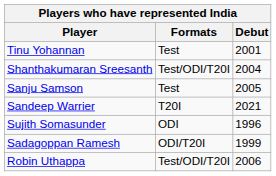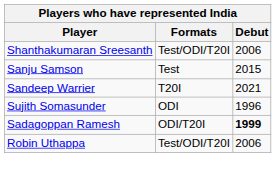- row: (46, 50)
(248, 69) 2004 -> (248, 50) 2006
(248, 87) 2005 -> (248, 69) 2015
(248, 143) normal -> (248, 124) bold
